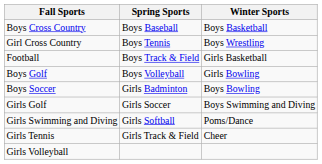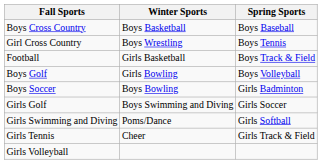columns swapped: (259, 12) <-> (161, 12)
